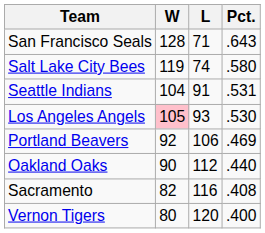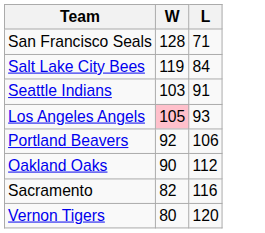- column: (241, 16)
(201, 66) 74 -> (201, 66) 84
(172, 91) 104 -> (172, 91) 103
